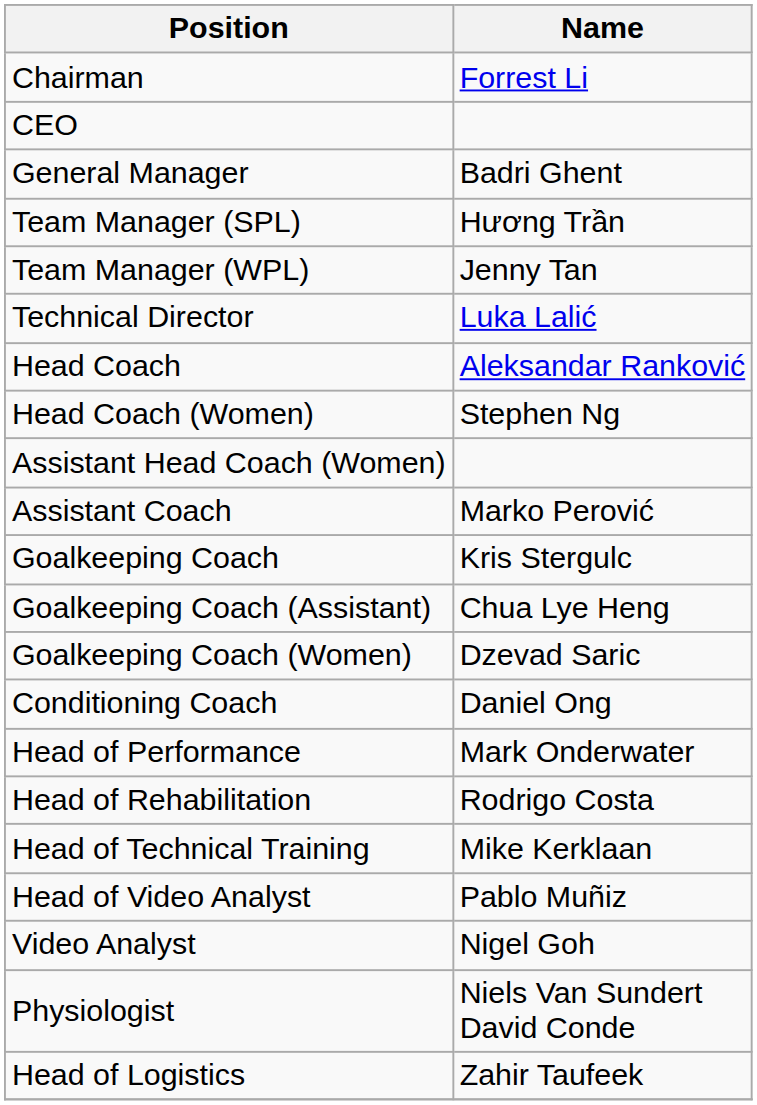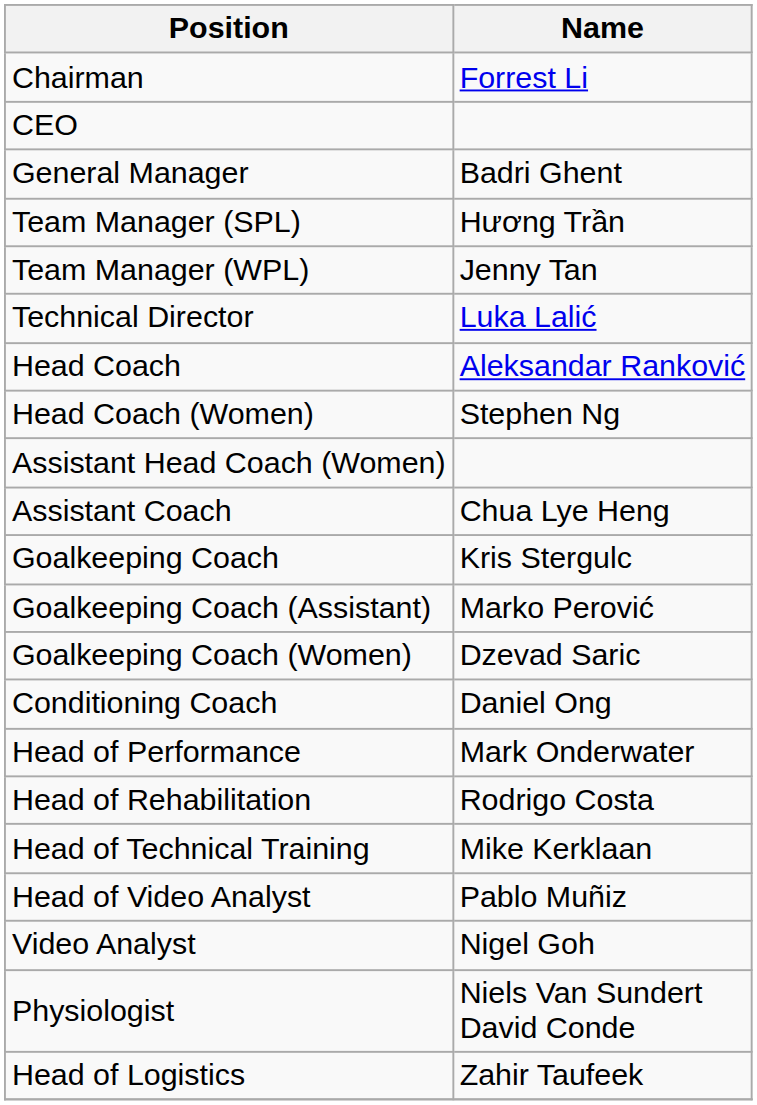(557, 510) Marko Perović -> (565, 510) Chua Lye Heng
(565, 607) Chua Lye Heng -> (557, 607) Marko Perović
